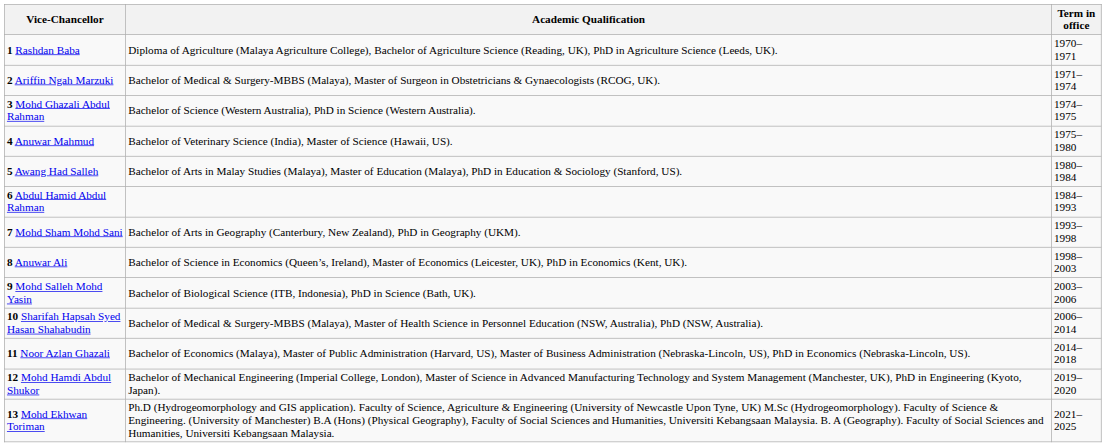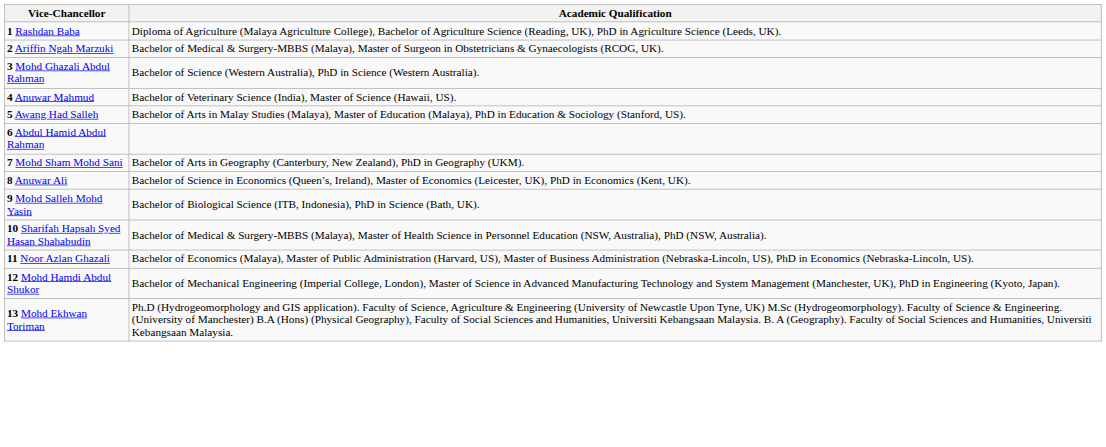- column: (1076, 19)
